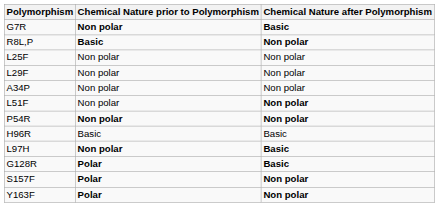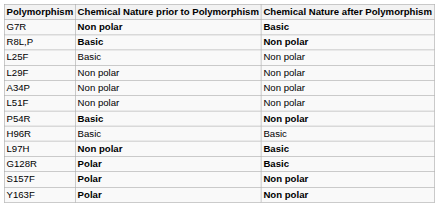(98, 57) Non polar -> (89, 57) Basic
(286, 103) bold -> (284, 103) normal
(100, 118) Non polar -> (90, 118) Basic
